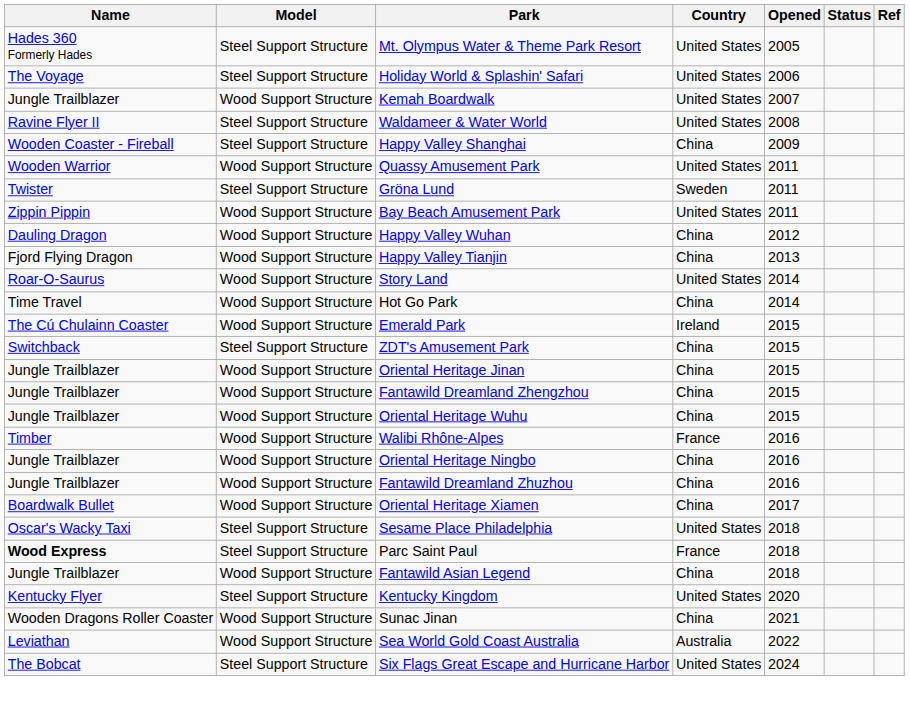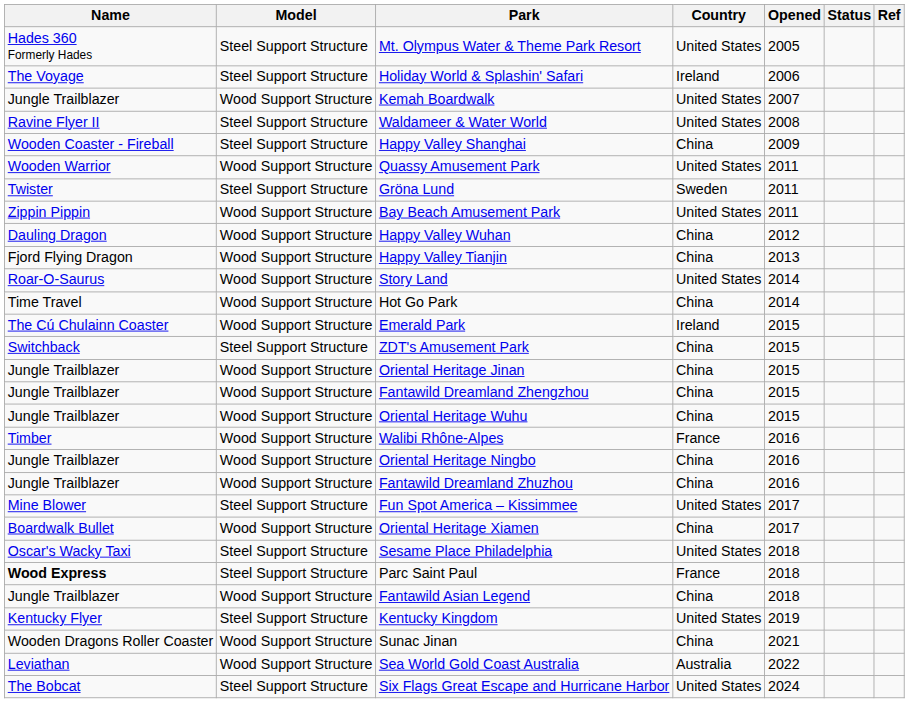(719, 76) United States -> (698, 76) Ireland
+ row: (478, 506)
(784, 596) 2020 -> (784, 618) 2019
